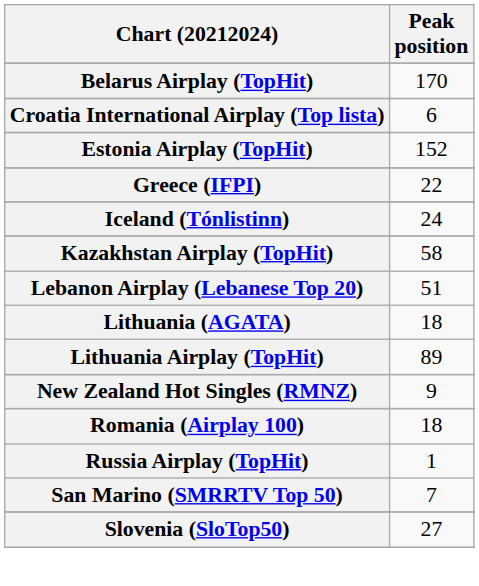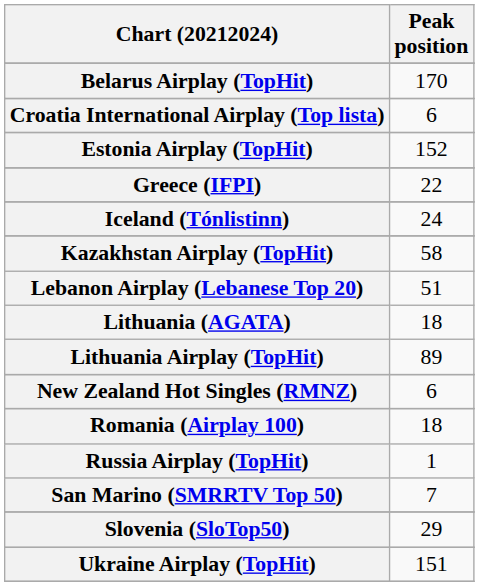(431, 391) 9 -> (431, 391) 6
(431, 529) 27 -> (431, 529) 29
+ row: (197, 563)
